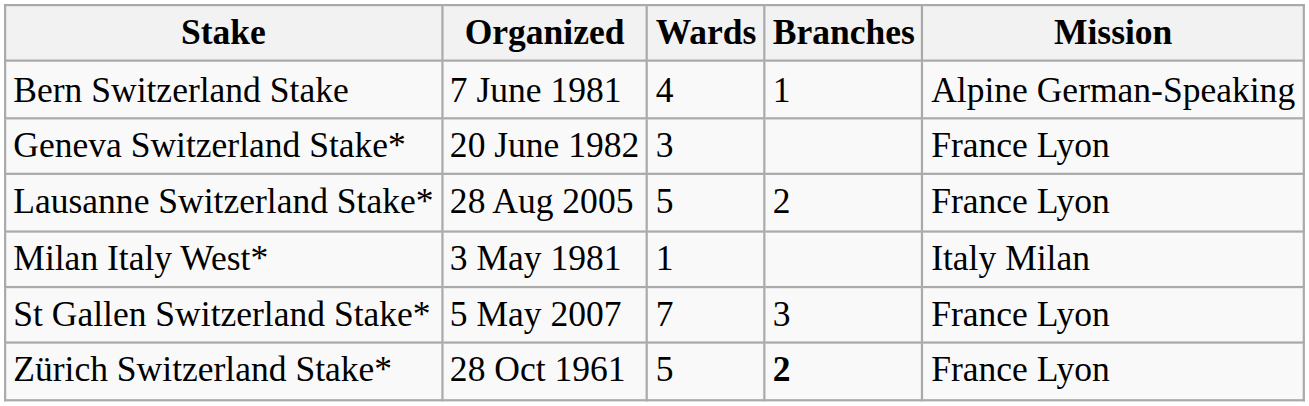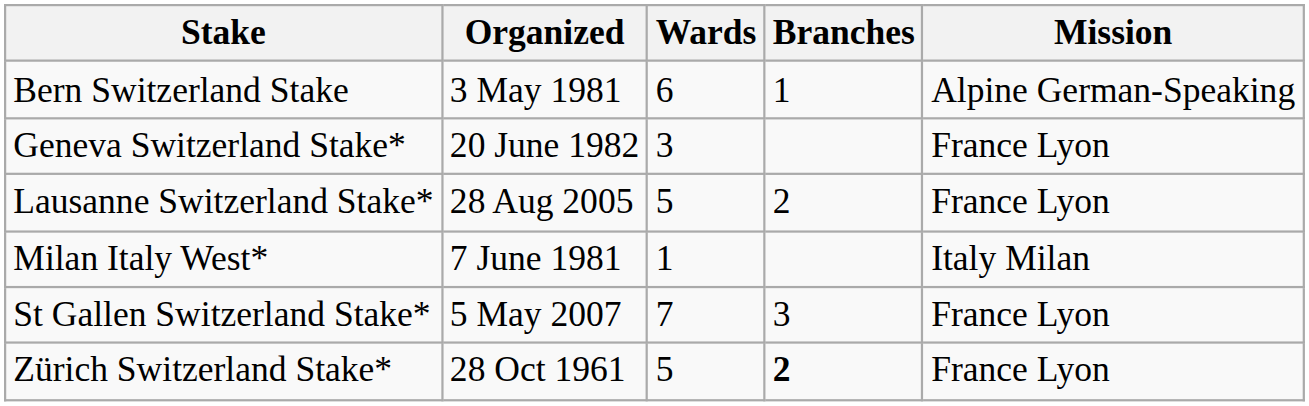(536, 88) 7 June 1981 -> (536, 88) 3 May 1981
(665, 88) 4 -> (665, 88) 6
(536, 257) 3 May 1981 -> (536, 257) 7 June 1981
